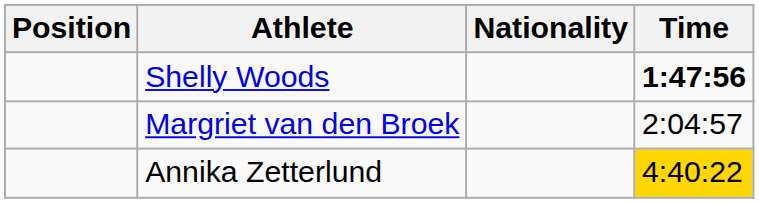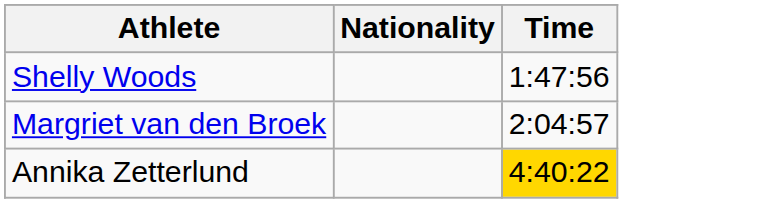- column: (72, 28)
(694, 76) bold -> (559, 76) normal
